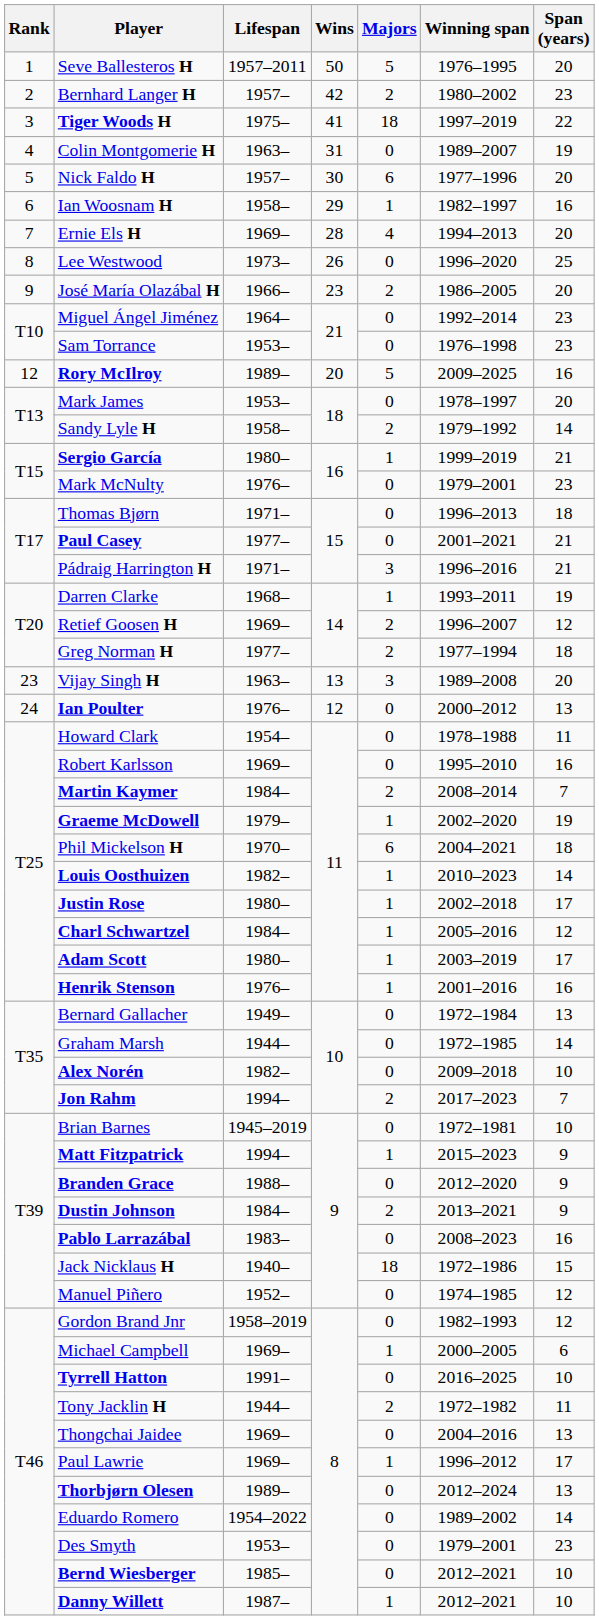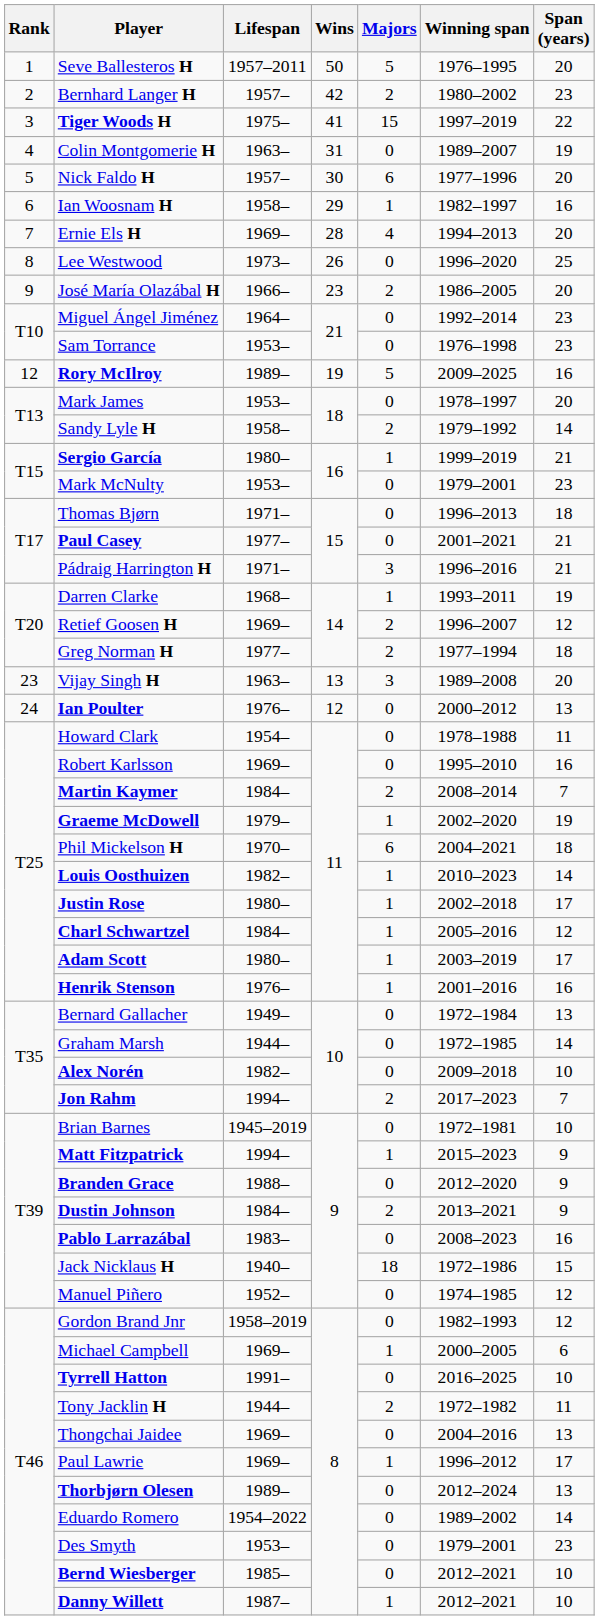(389, 121) 18 -> (389, 121) 15
(334, 373) 20 -> (334, 373) 19
(267, 484) 1976– -> (267, 484) 1953–
